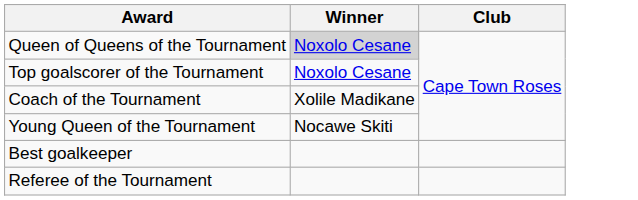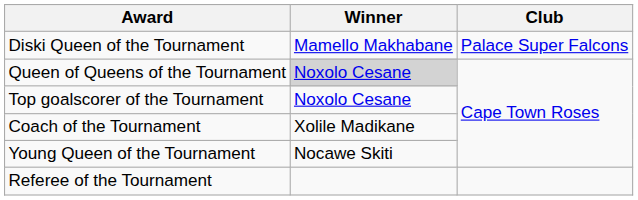+ row: (126, 45)
- row: (70, 153)
